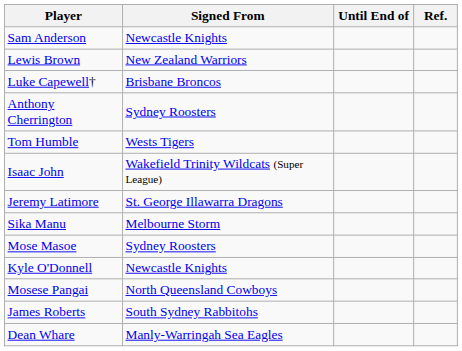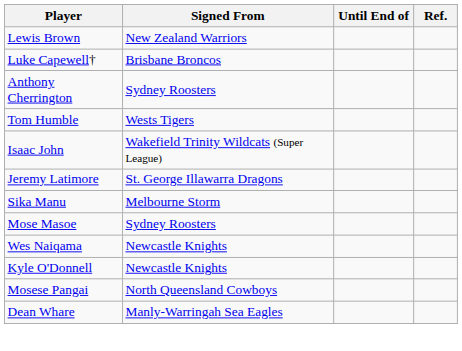- row: (47, 38)
+ row: (45, 246)
- row: (46, 312)
